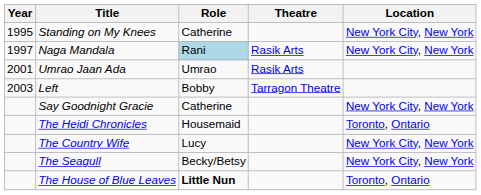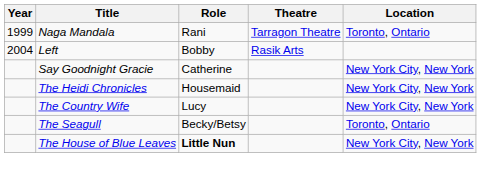- row: (97, 32)
(20, 50) 1997 -> (20, 32) 1999
(193, 50) lightblue background -> (193, 32) no background
(277, 50) Rasik Arts -> (296, 32) Tarragon Theatre
(410, 50) New York City, New York -> (388, 32) Toronto, Ontario
- row: (82, 69)
(20, 87) 2003 -> (20, 50) 2004
(296, 87) Tarragon Theatre -> (277, 50) Rasik Arts
(388, 124) Toronto, Ontario -> (410, 87) New York City, New York
(410, 161) New York City, New York -> (388, 124) Toronto, Ontario
(388, 180) Toronto, Ontario -> (410, 143) New York City, New York
